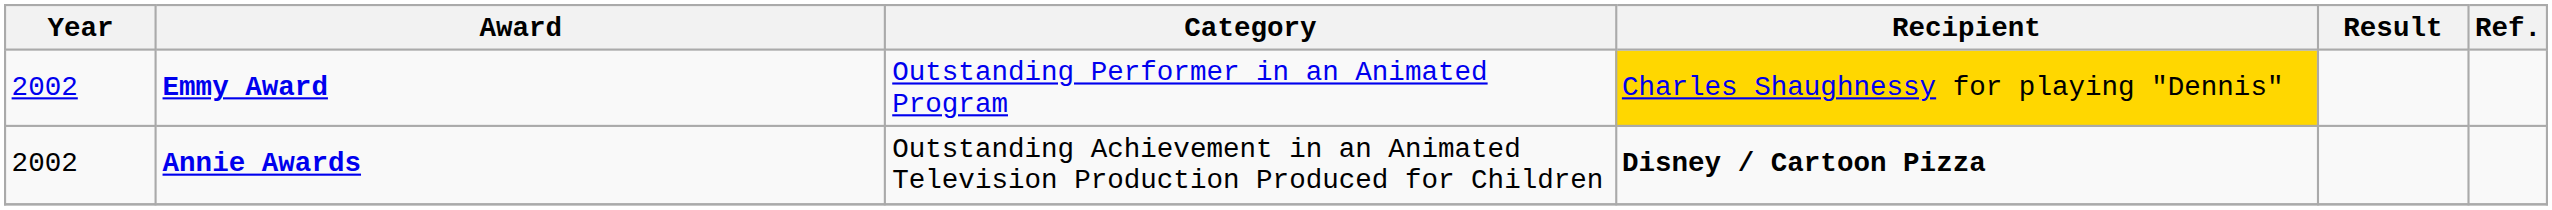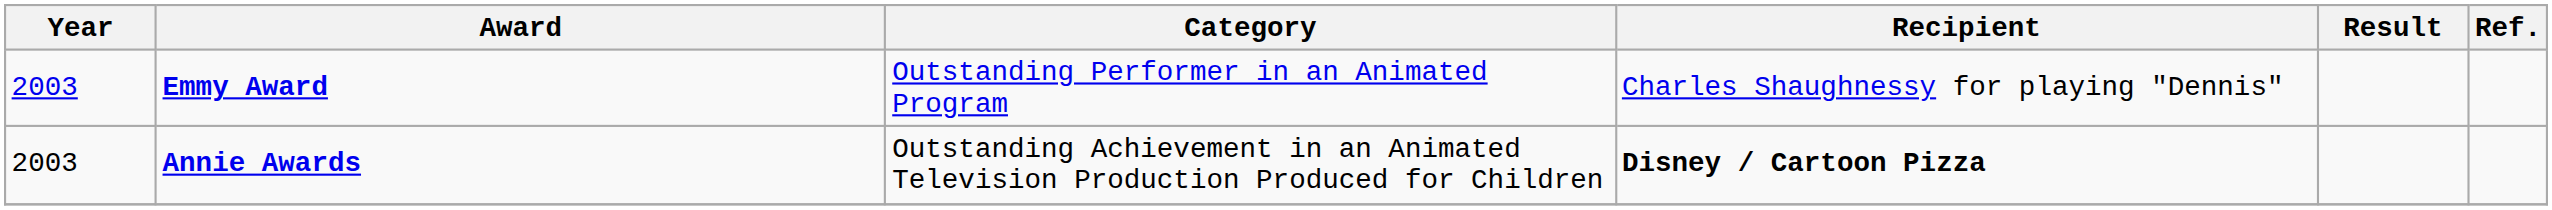(45, 88) 2002 -> (45, 88) 2003
(1953, 88) gold background -> (1953, 88) no background
(45, 165) 2002 -> (45, 165) 2003
